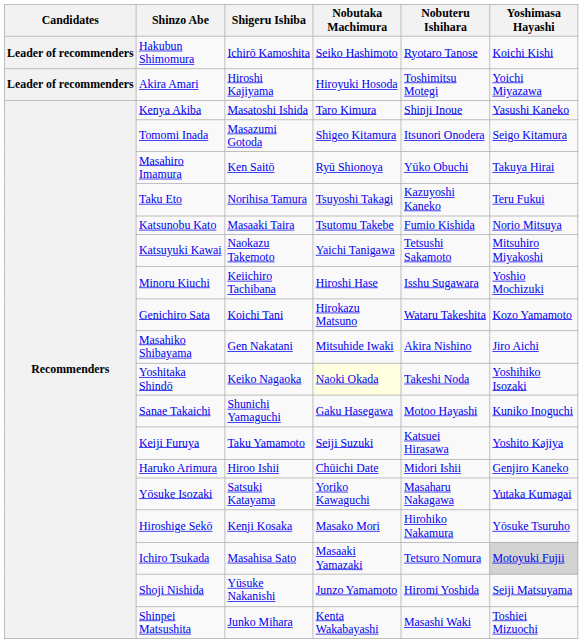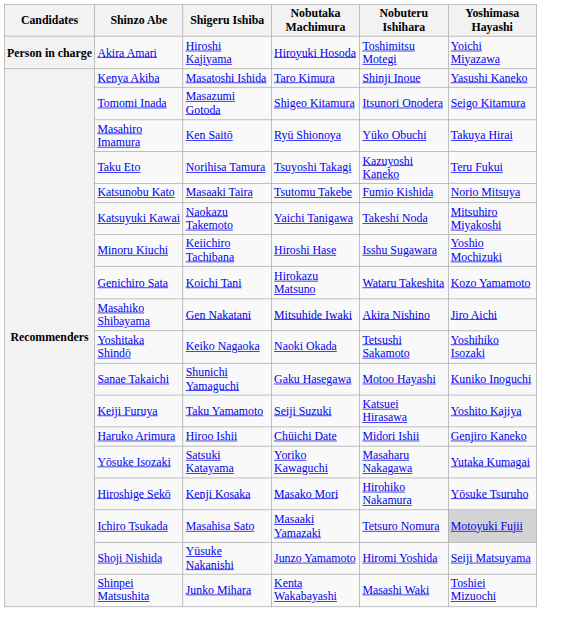- row: (167, 52)
(70, 84) Leader of recommenders -> (50, 52) Person in charge
(428, 250) Tetsushi Sakamoto -> (395, 218) Takeshi Noda
(347, 379) lightyellow background -> (305, 346) no background
(437, 379) Takeshi Noda -> (386, 346) Tetsushi Sakamoto
